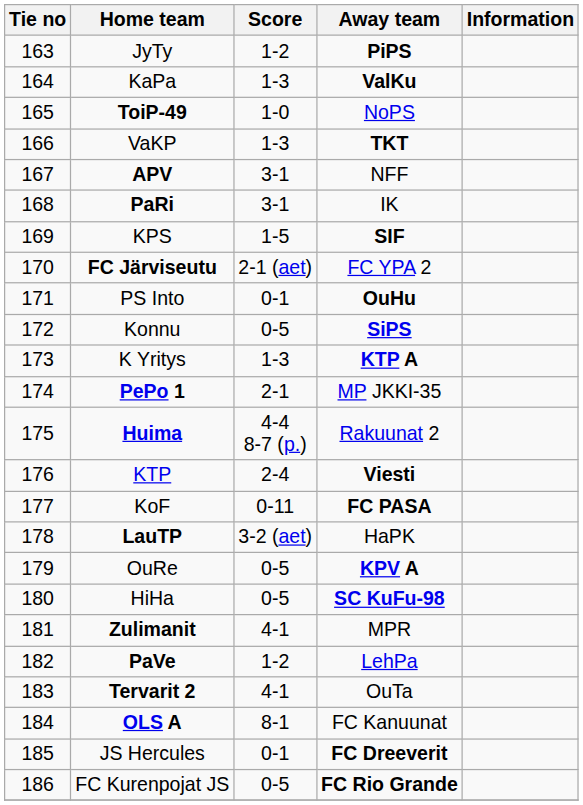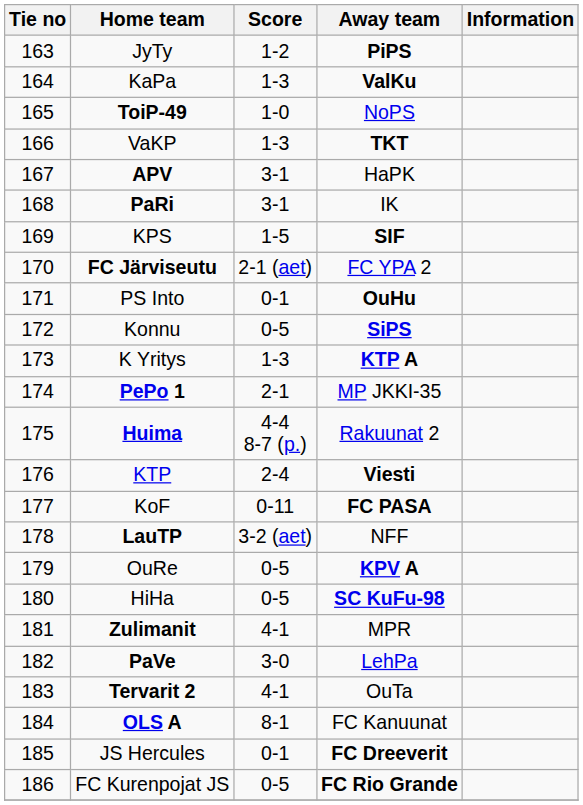(389, 174) NFF -> (389, 174) HaPK
(389, 537) HaPK -> (389, 537) NFF
(275, 661) 1-2 -> (275, 661) 3-0
